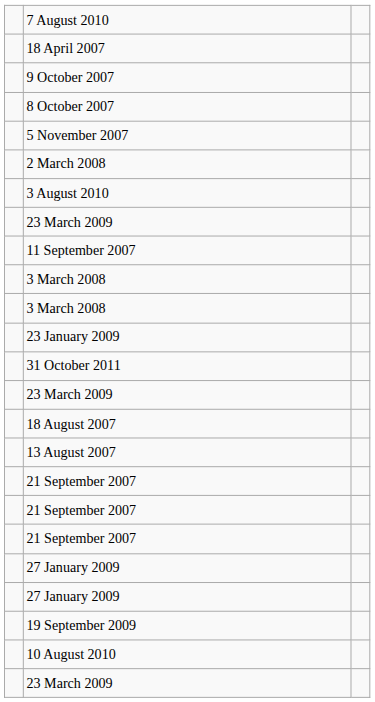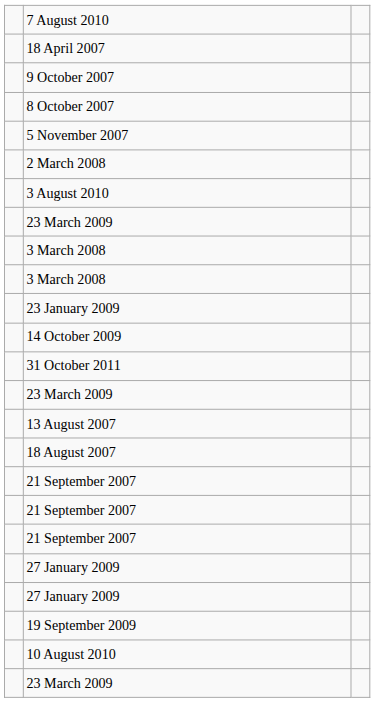- row: (14, 251)
+ row: (14, 337)
rows swapped: (14, 453) <-> (14, 424)
